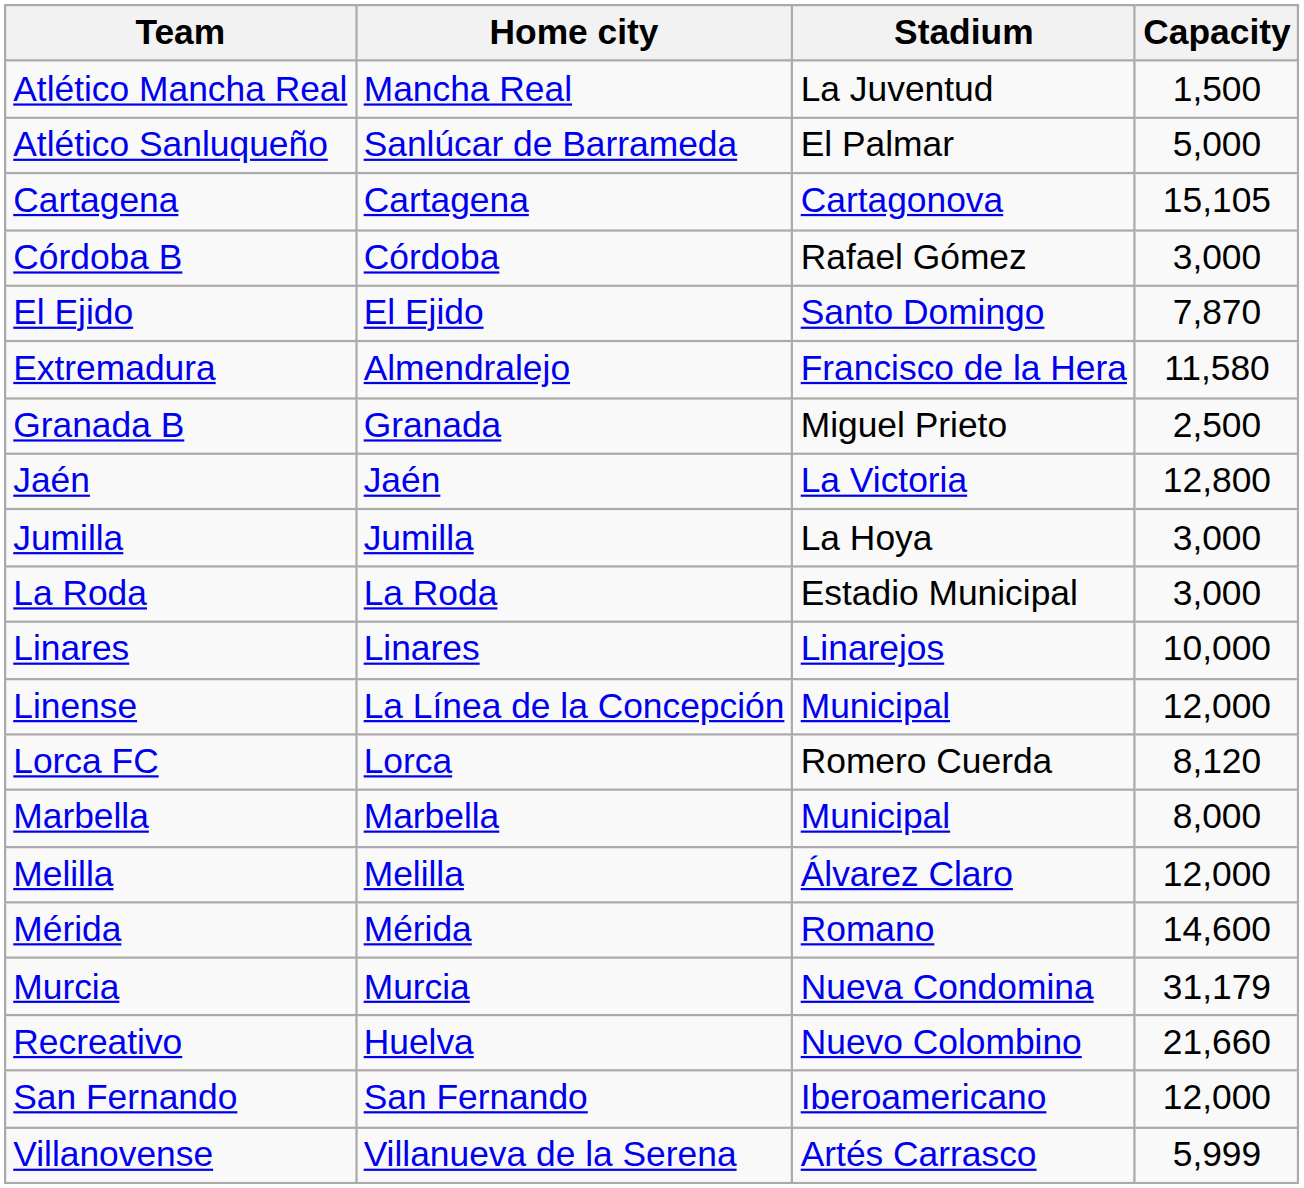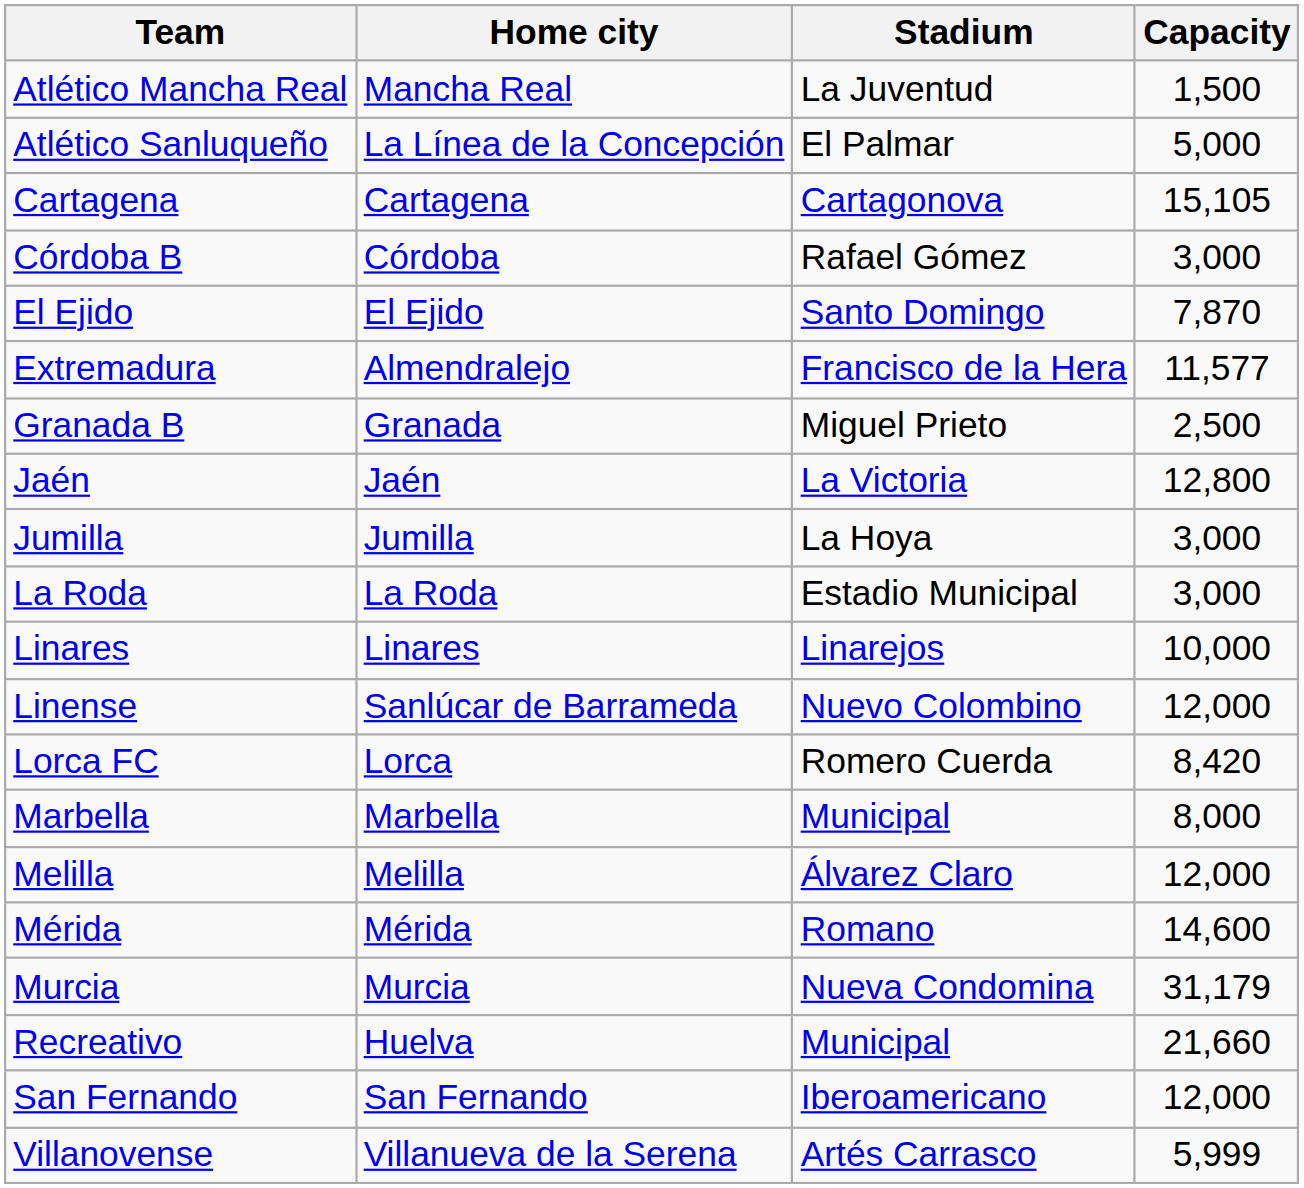(550, 144) Sanlúcar de Barrameda -> (574, 144) La Línea de la Concepción
(1217, 369) 11,580 -> (1217, 369) 11,577
(574, 705) La Línea de la Concepción -> (550, 705) Sanlúcar de Barrameda
(875, 705) Municipal -> (941, 705) Nuevo Colombino
(1217, 761) 8,120 -> (1217, 761) 8,420
(941, 1041) Nuevo Colombino -> (875, 1041) Municipal
